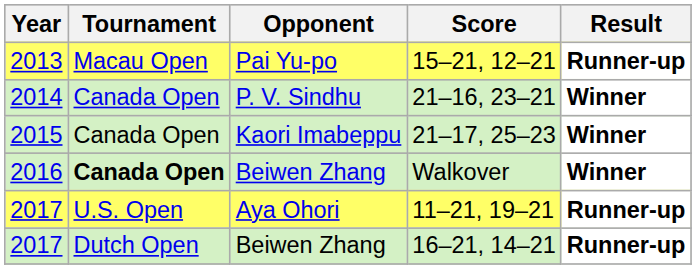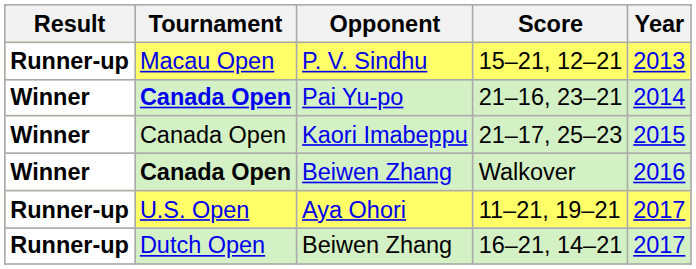columns swapped: (36, 24) <-> (626, 24)
(286, 61) Pai Yu-po -> (365, 61) P. V. Sindhu
(147, 98) normal -> (216, 98) bold
(298, 98) P. V. Sindhu -> (353, 98) Pai Yu-po
